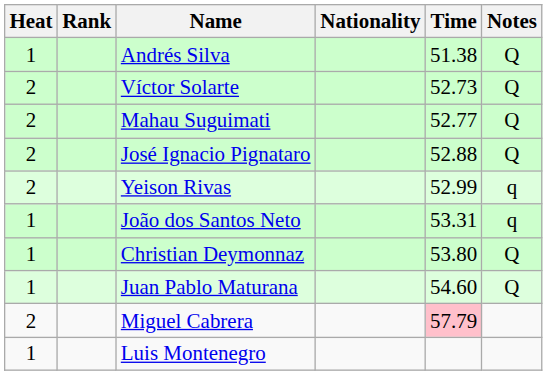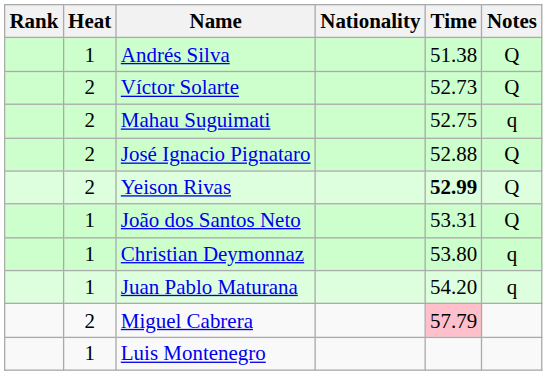columns swapped: (87, 21) <-> (31, 21)
(454, 120) 52.77 -> (454, 120) 52.75
(512, 120) Q -> (512, 120) q
(454, 187) normal -> (454, 187) bold
(512, 187) q -> (512, 187) Q
(512, 220) q -> (512, 220) Q
(512, 253) Q -> (512, 253) q
(454, 287) 54.60 -> (454, 287) 54.20
(512, 287) Q -> (512, 287) q
